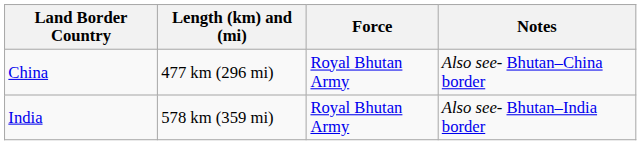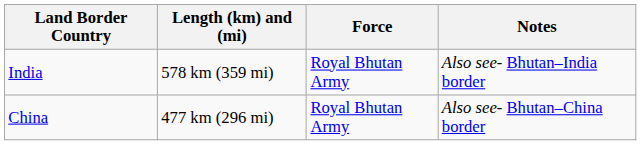rows swapped: (25, 117) <-> (28, 72)
